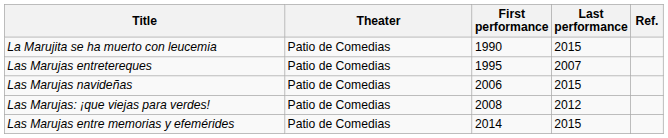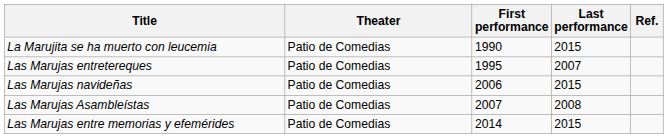+ row: (78, 104)
- row: (109, 104)
